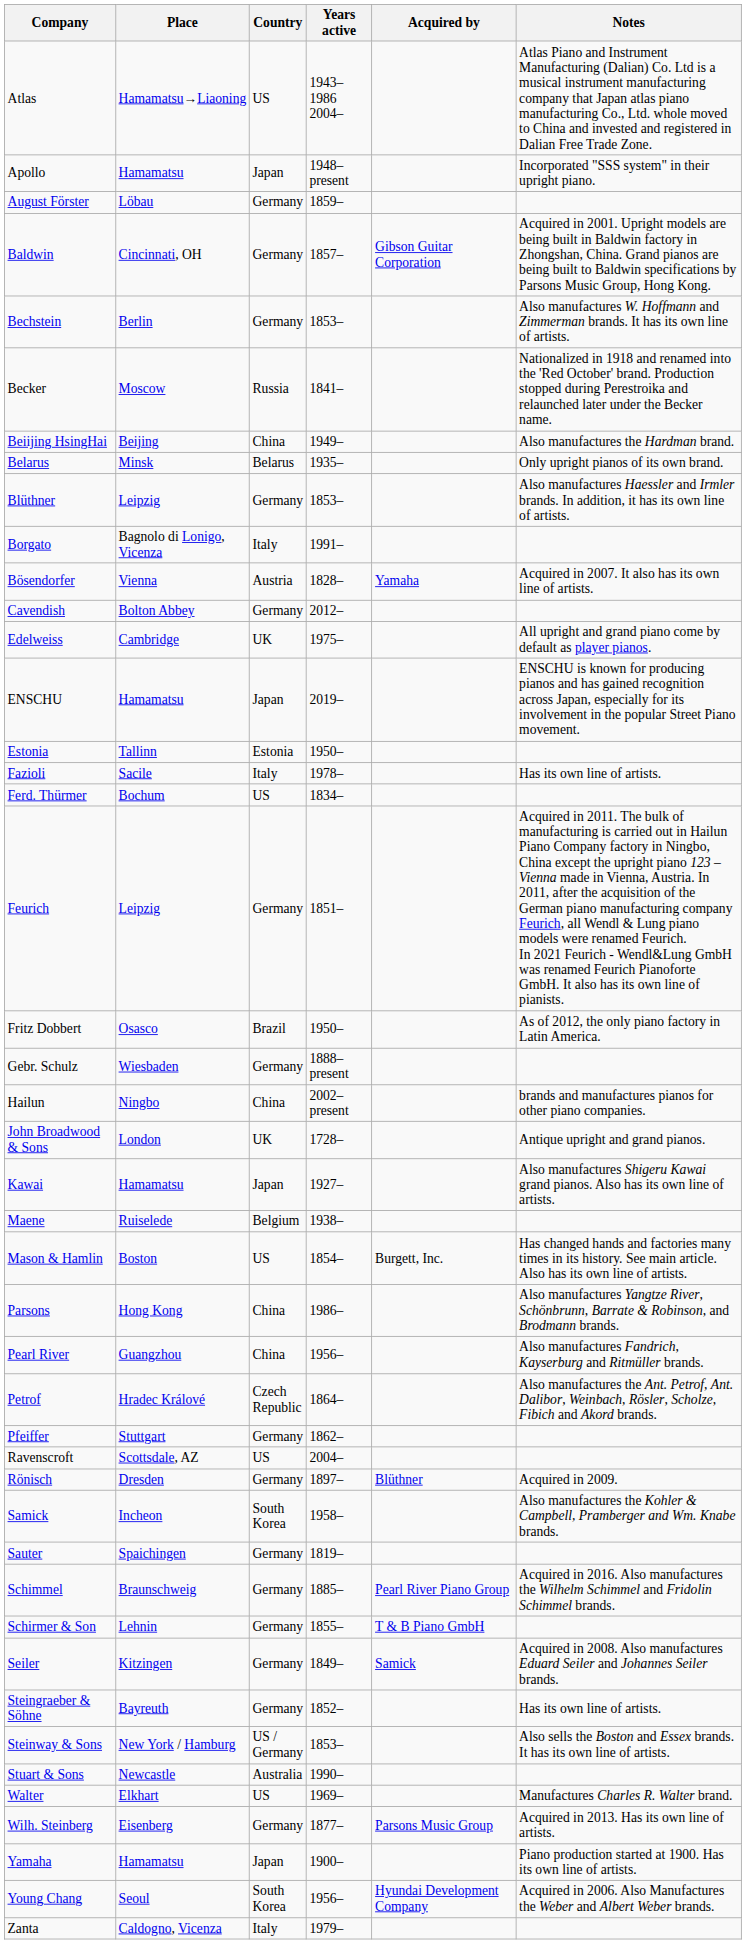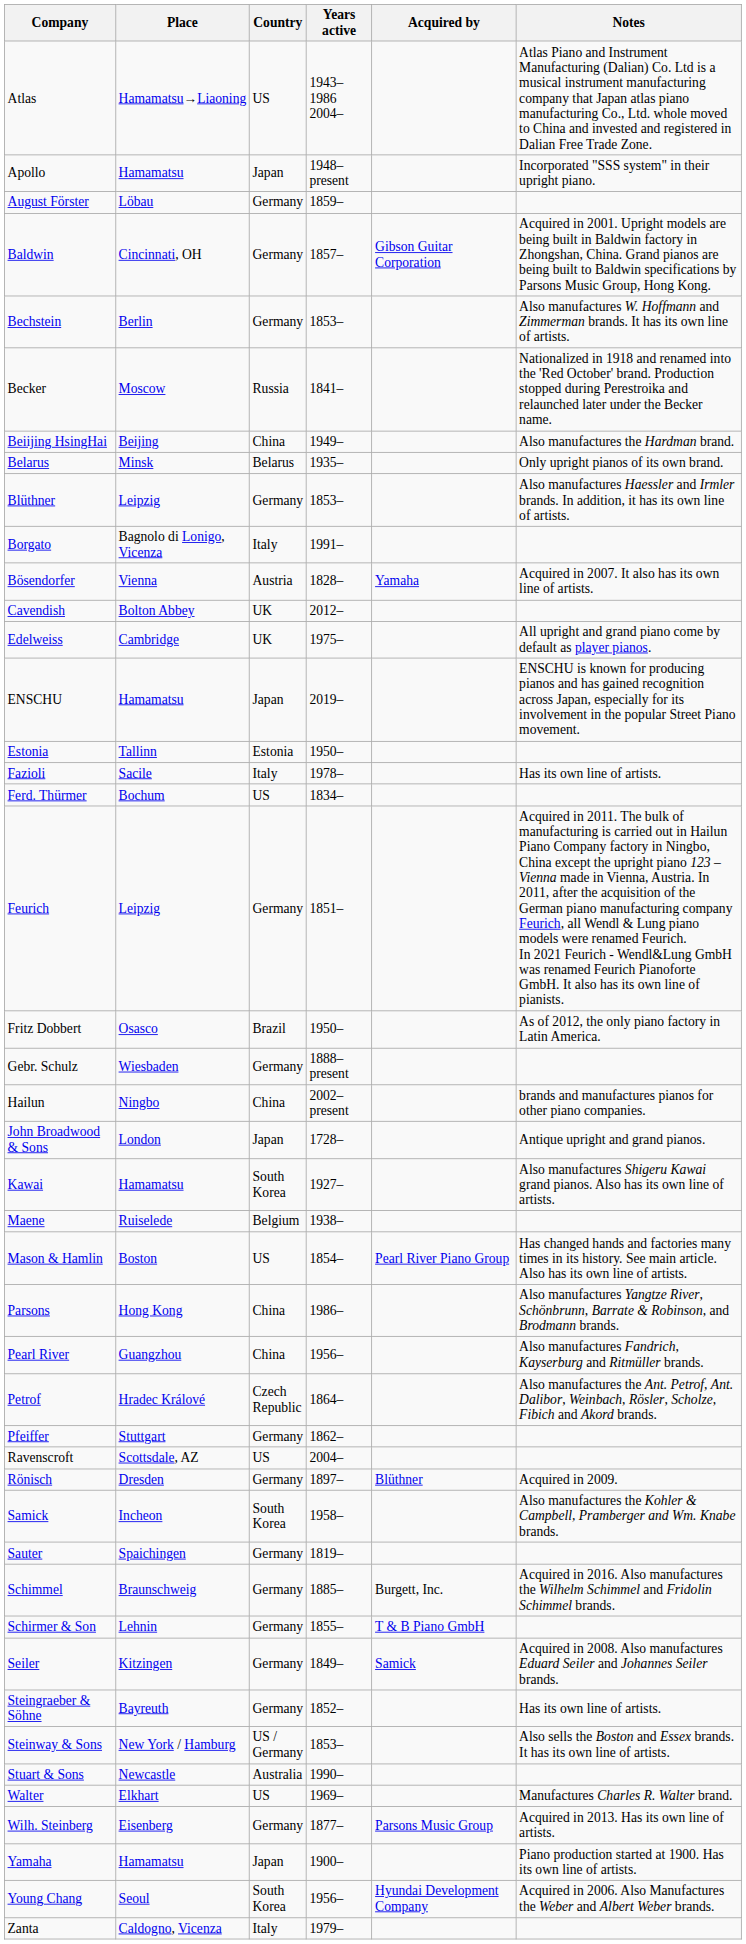(278, 610) Germany -> (262, 610) UK
(262, 1140) UK -> (268, 1140) Japan
(268, 1184) Japan -> (269, 1184) South Korea
(409, 1258) Burgett, Inc. -> (442, 1258) Pearl River Piano Group
(442, 1590) Pearl River Piano Group -> (409, 1590) Burgett, Inc.
